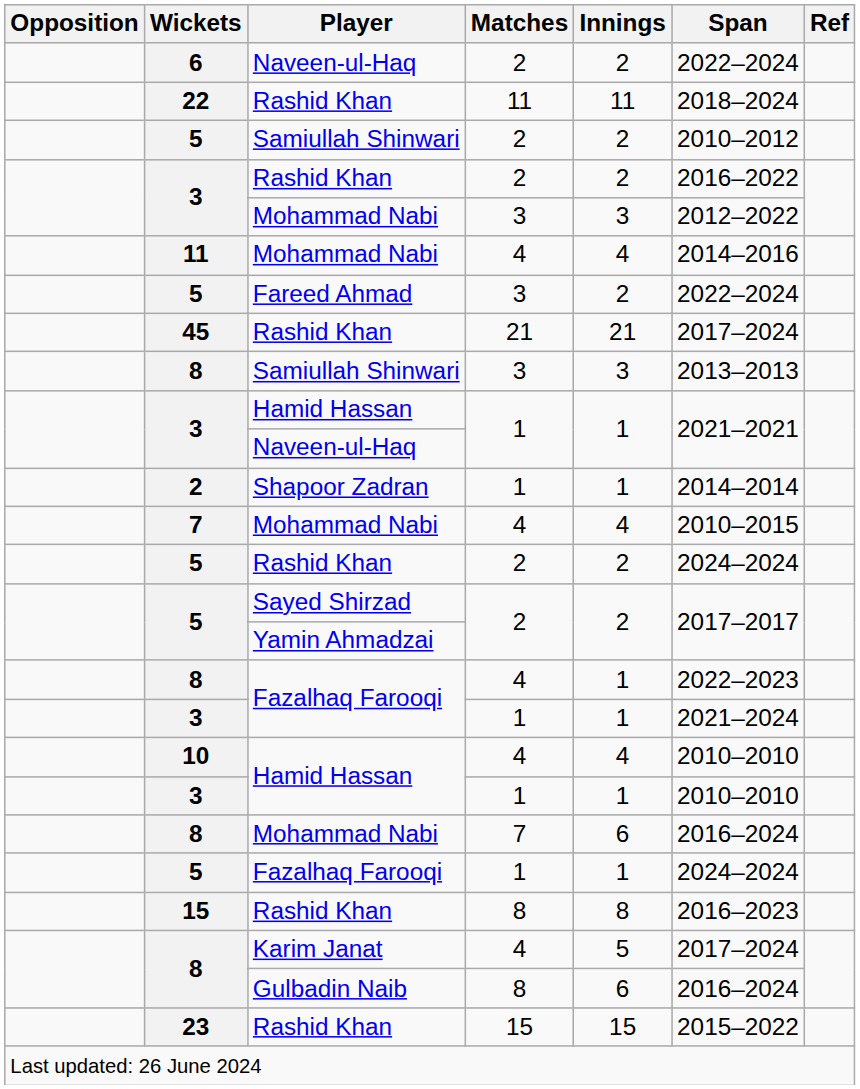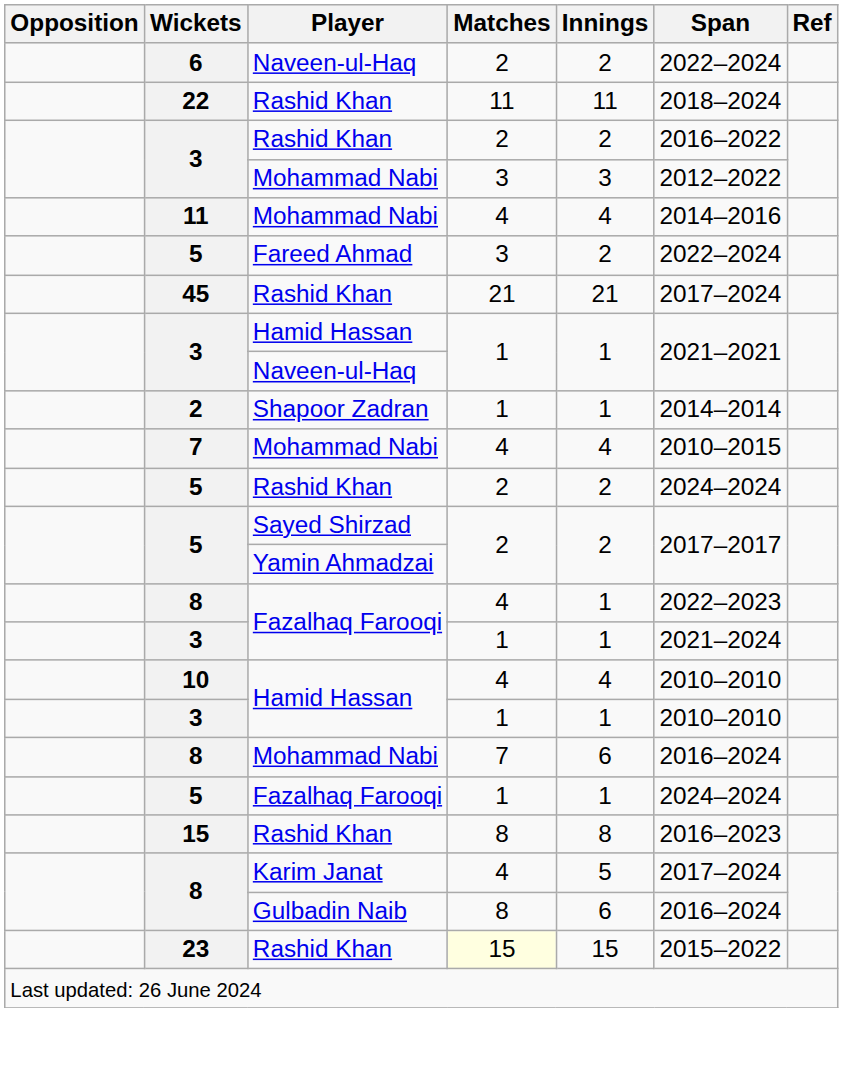- row: (196, 139)
- row: (196, 370)
(520, 1026) no background -> (502, 949) lightyellow background
